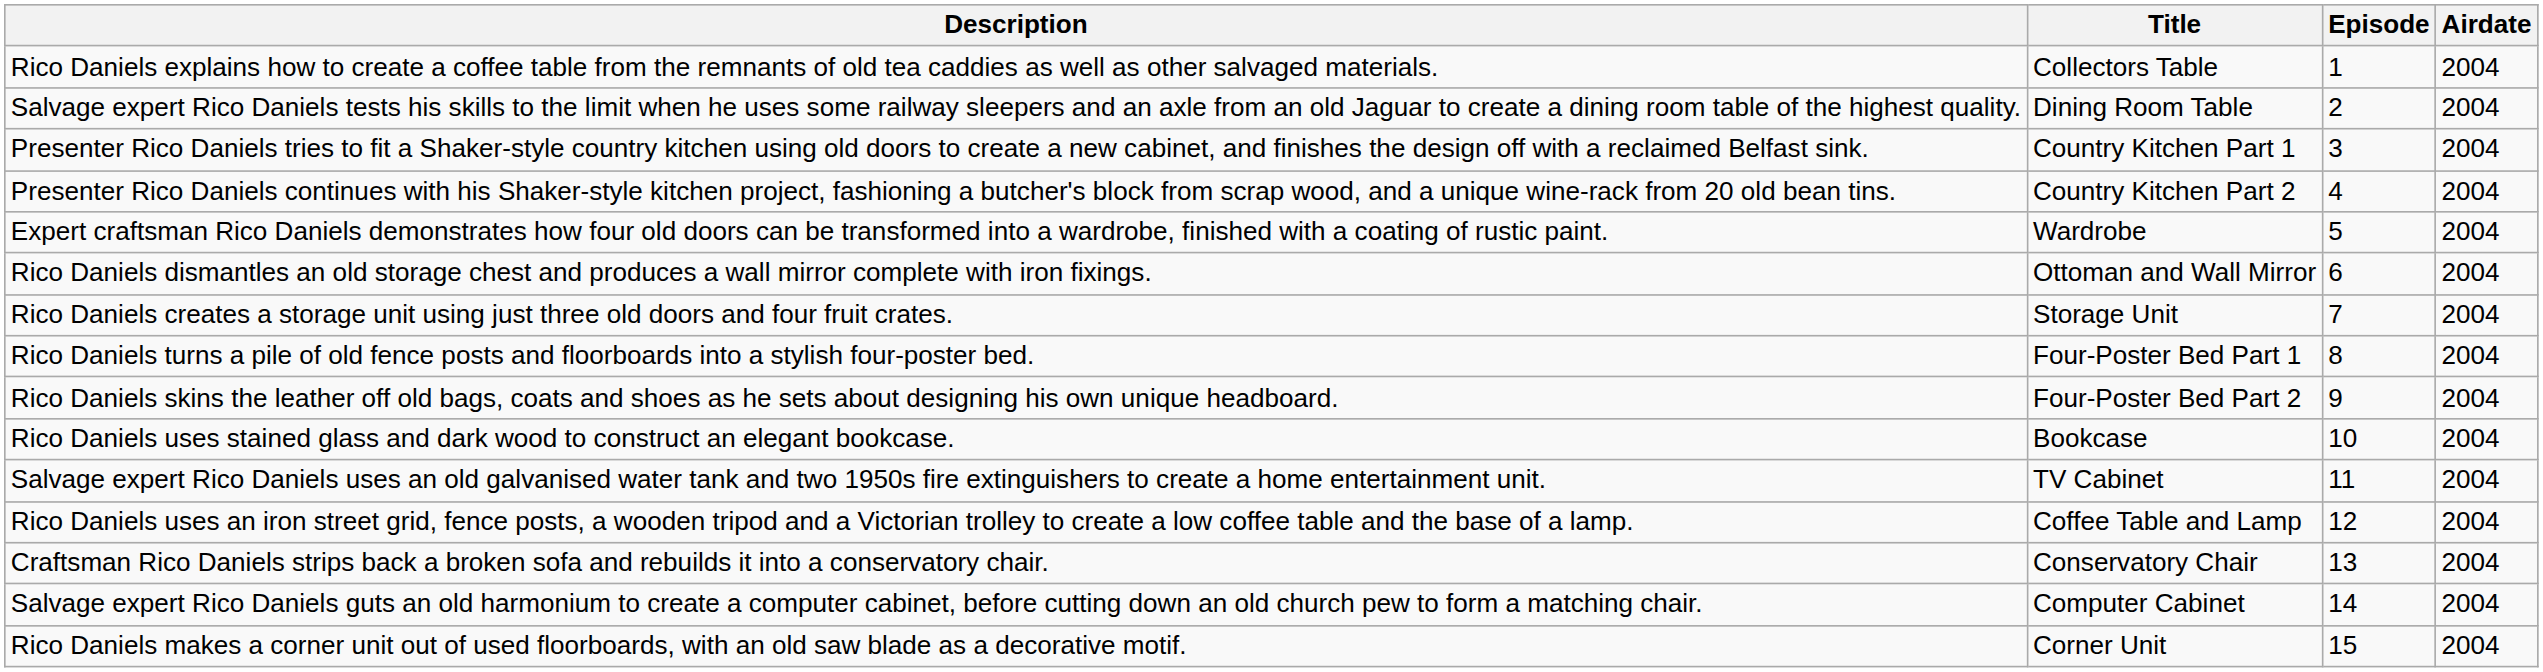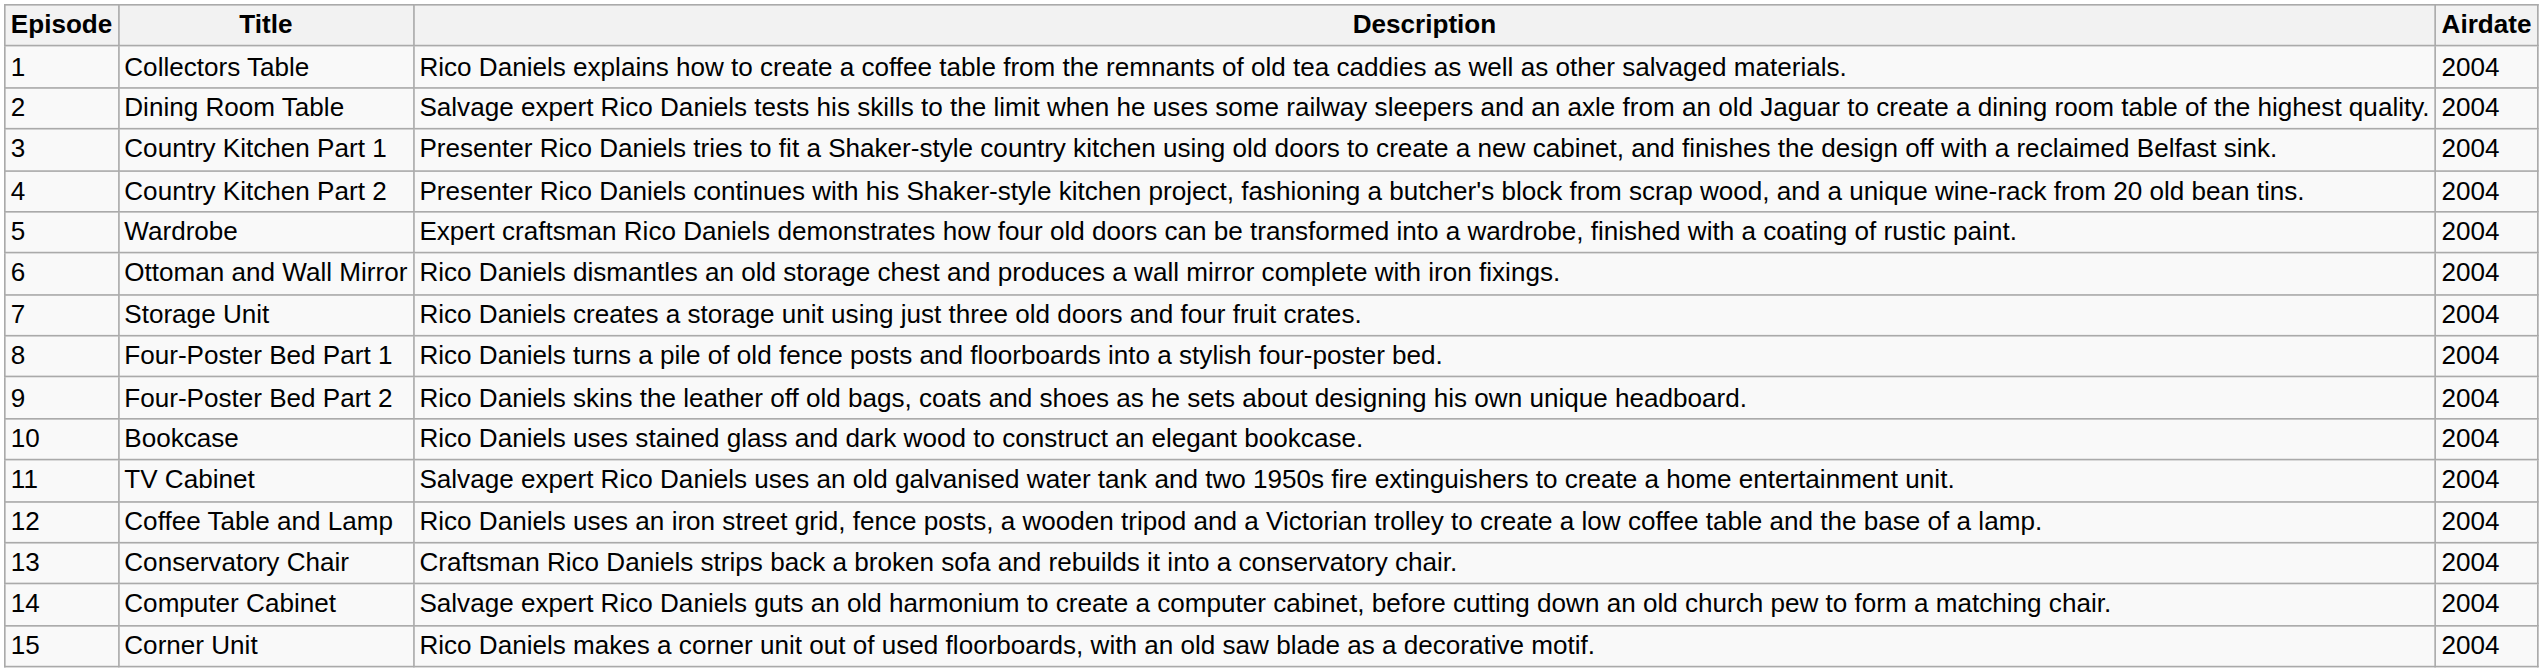columns swapped: (2379, 25) <-> (1016, 25)
